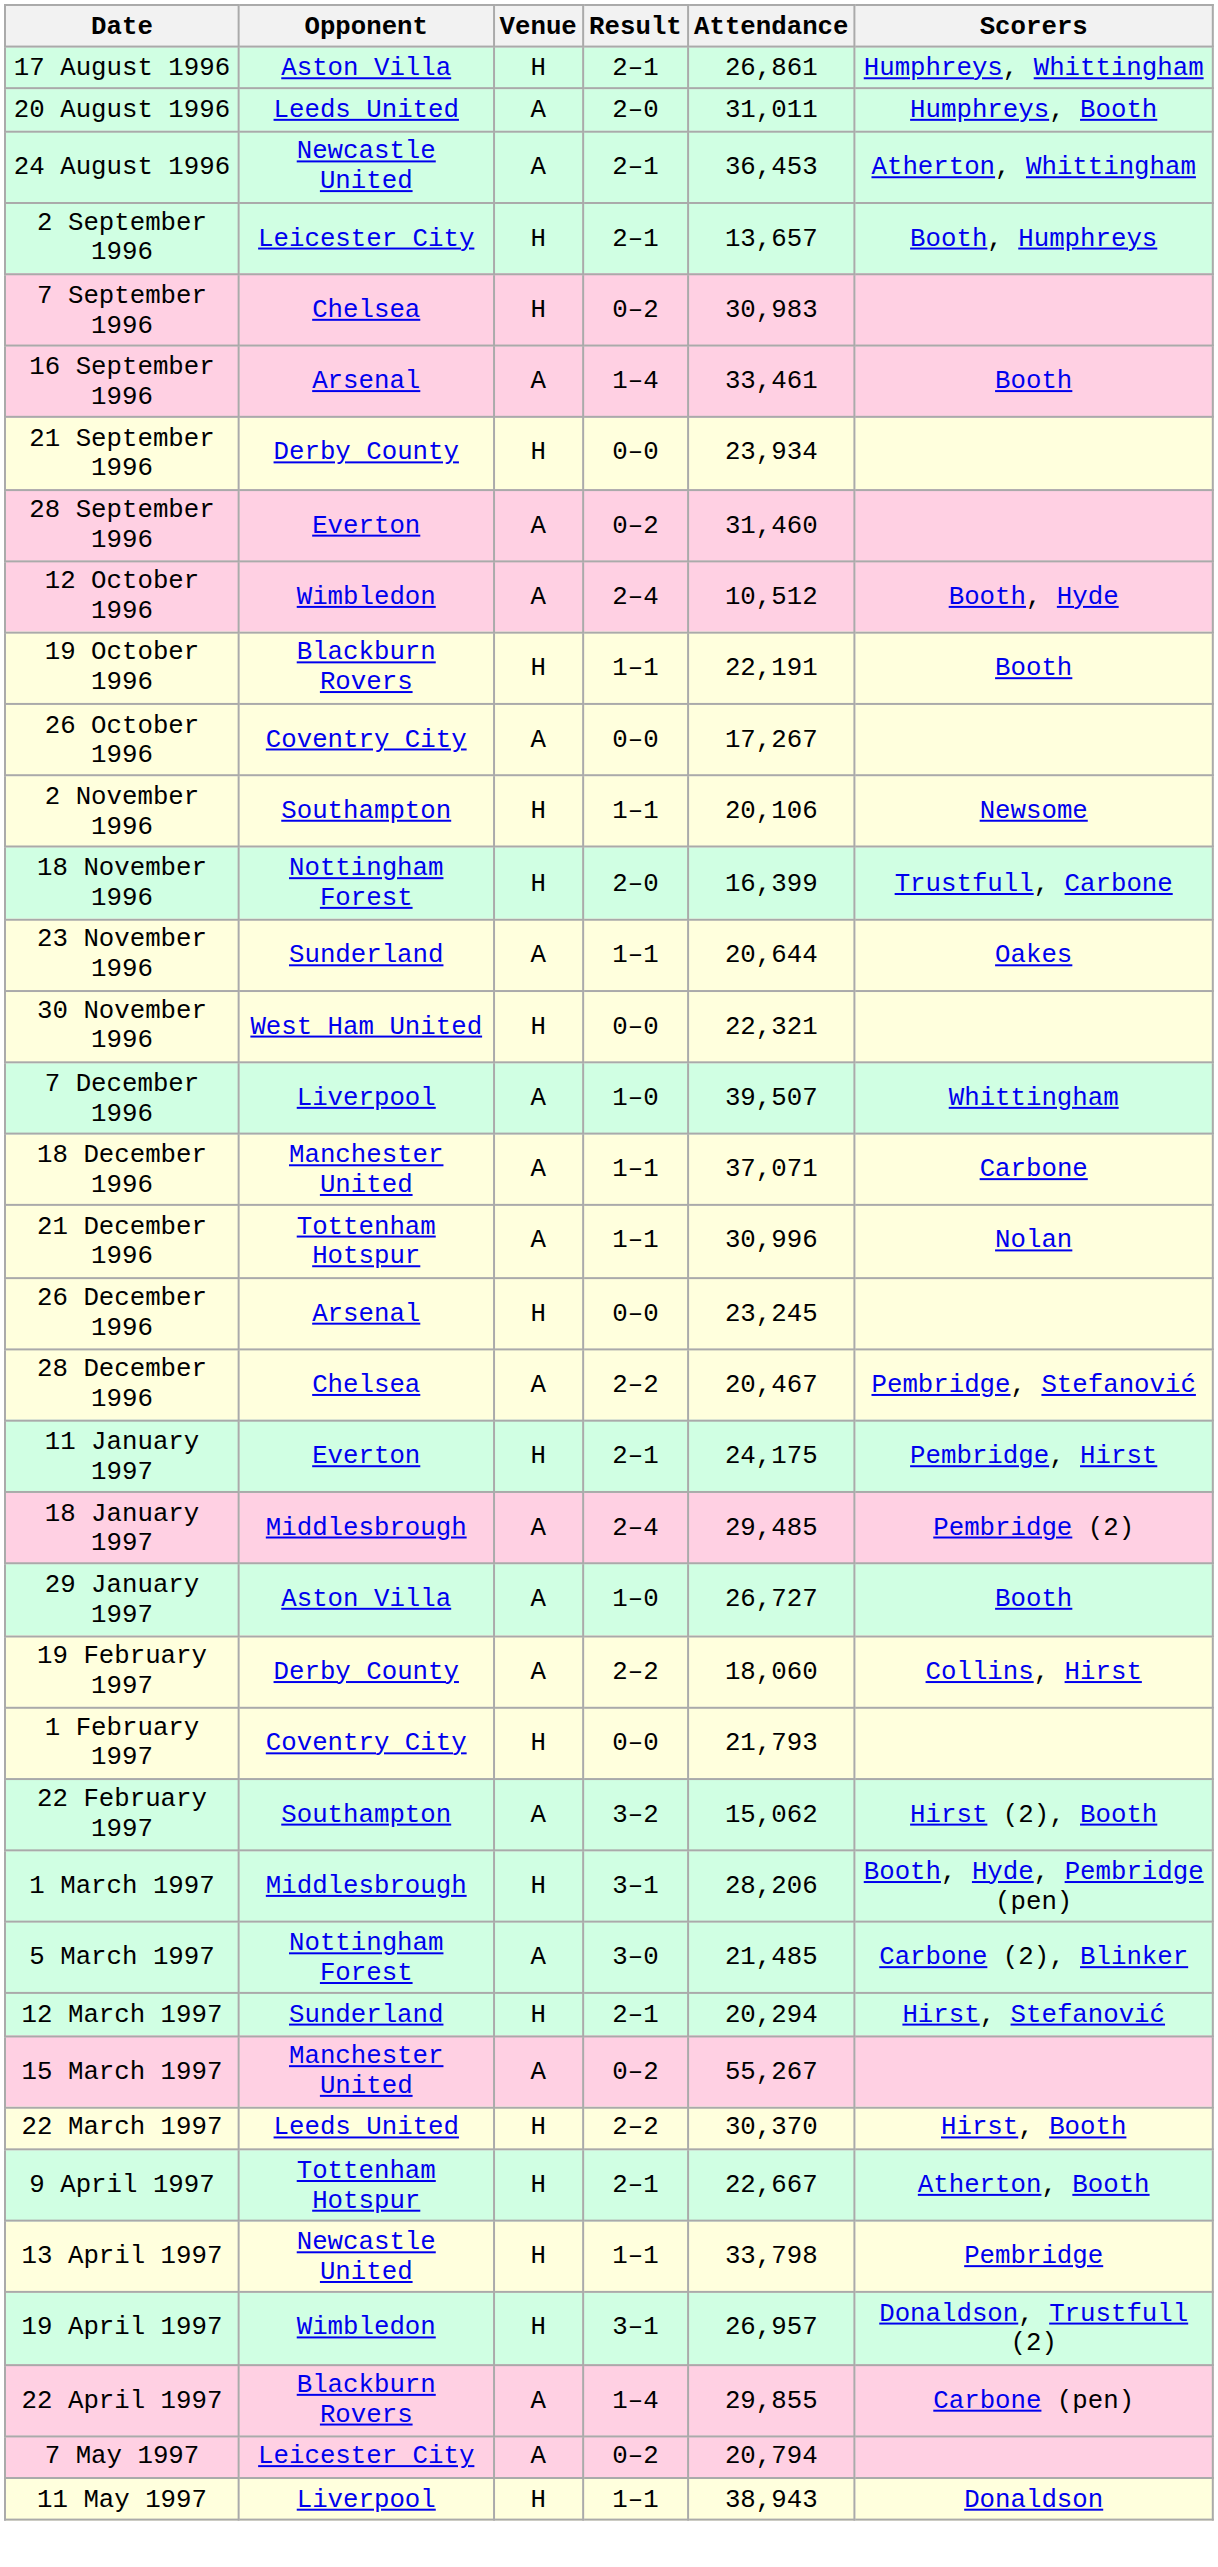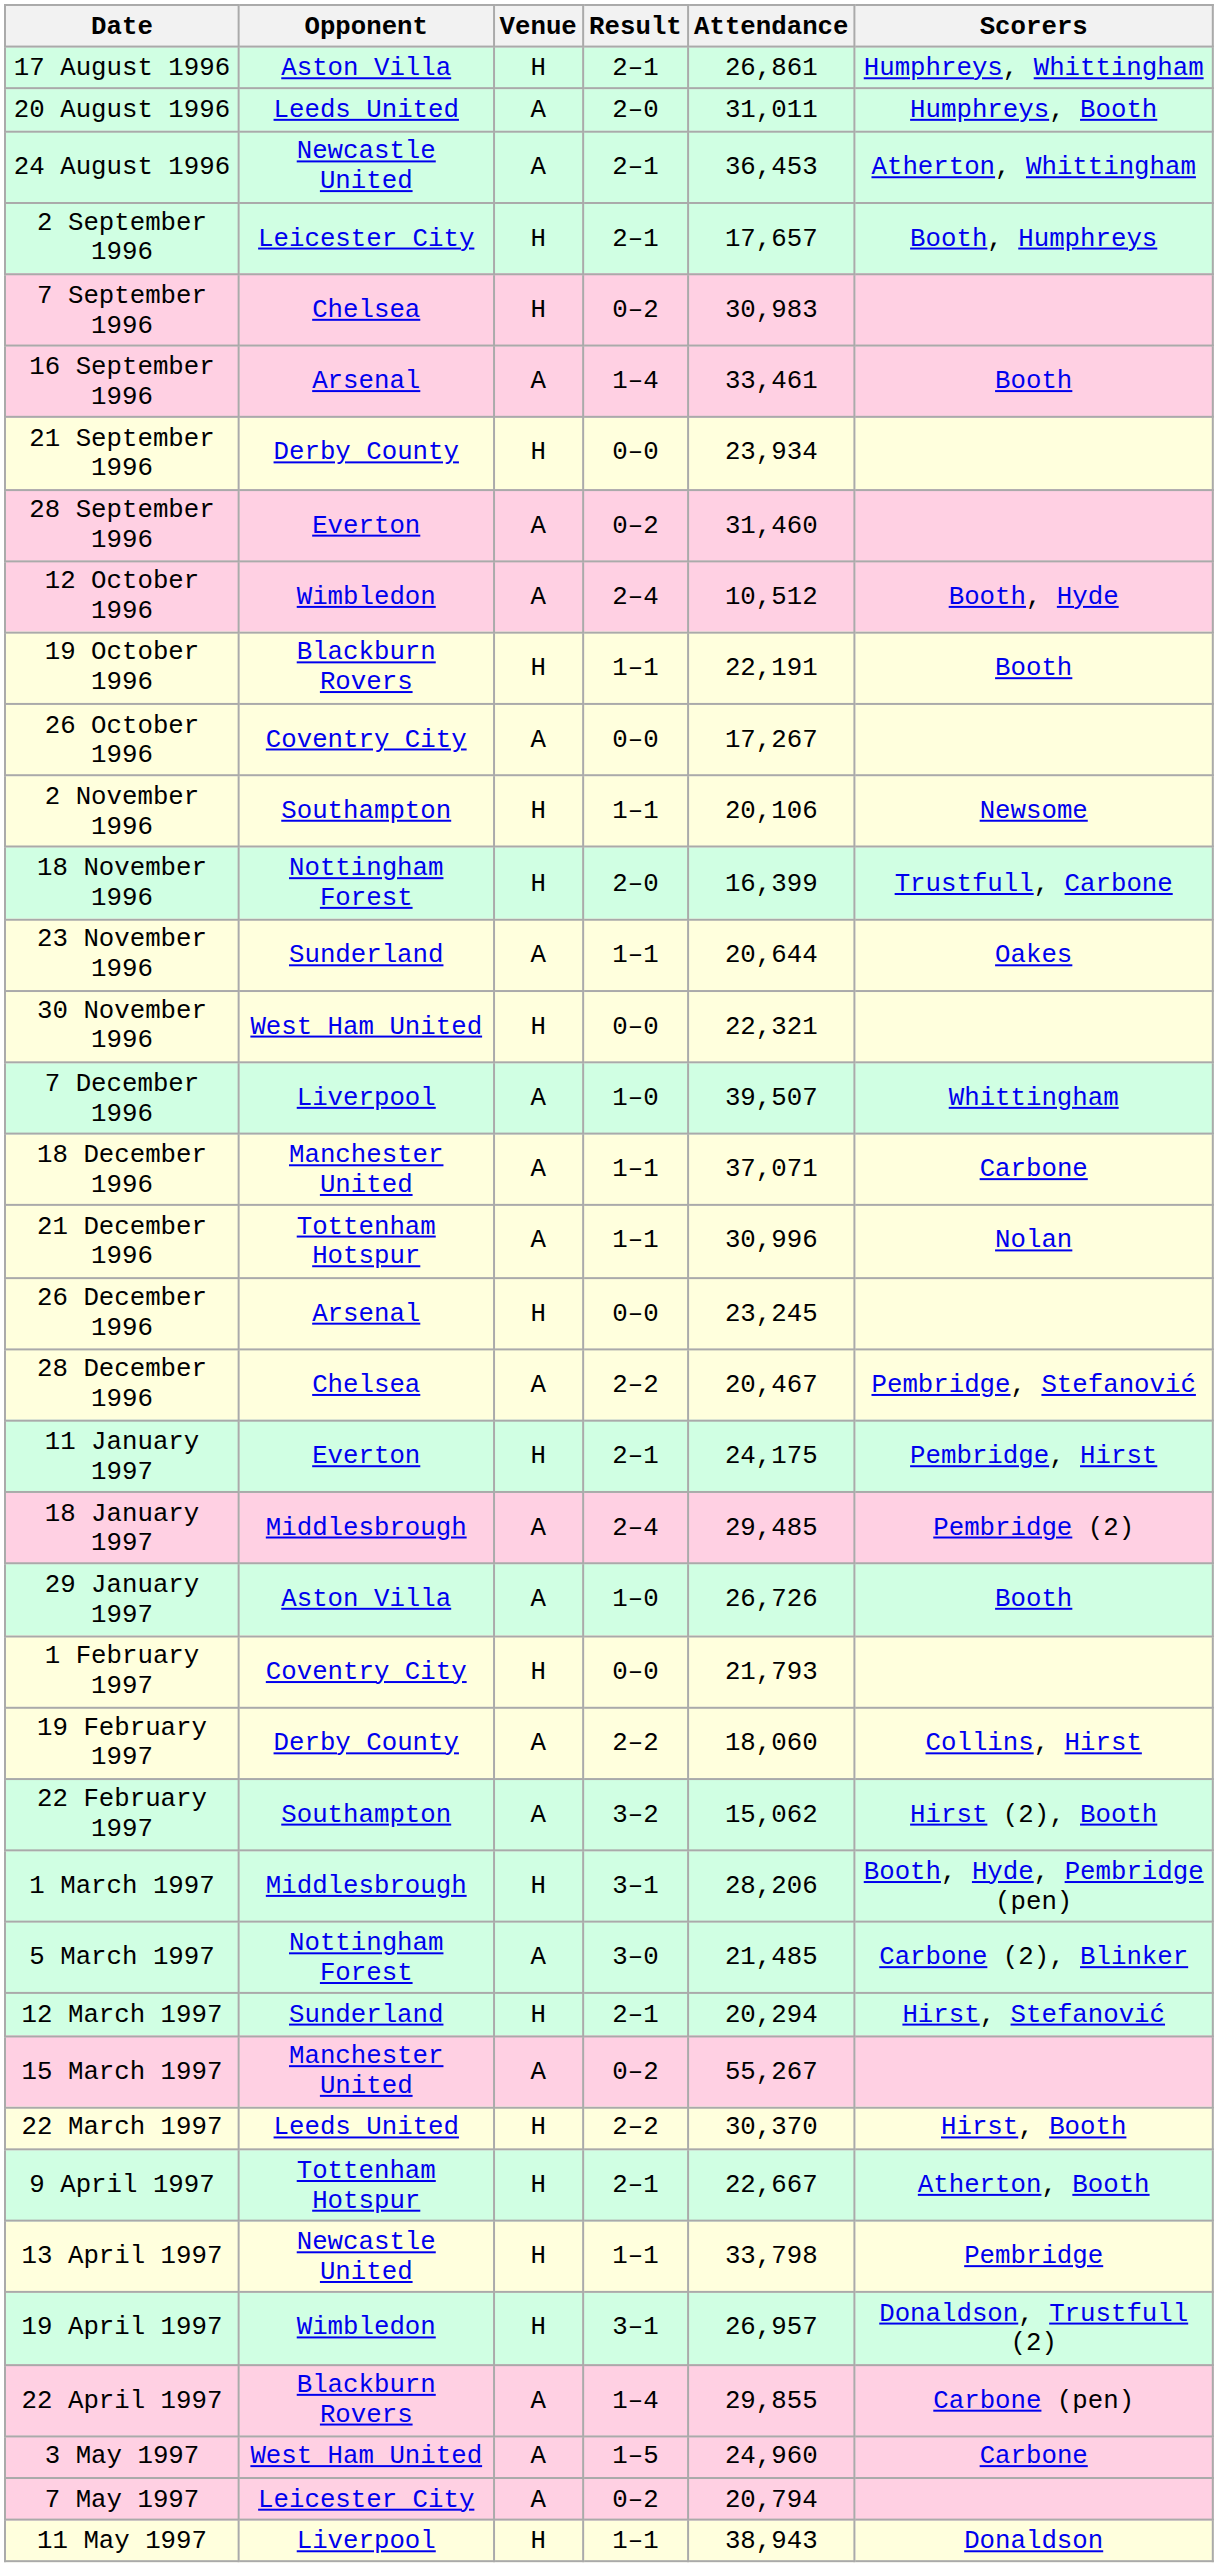(771, 238) 13,657 -> (771, 238) 17,657
(771, 1600) 26,727 -> (771, 1600) 26,726
rows swapped: (122, 1743) <-> (122, 1671)
+ row: (122, 2457)
